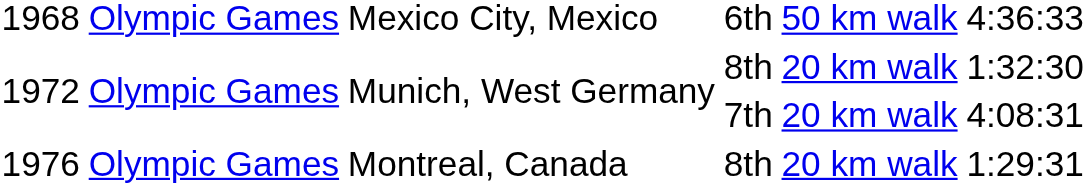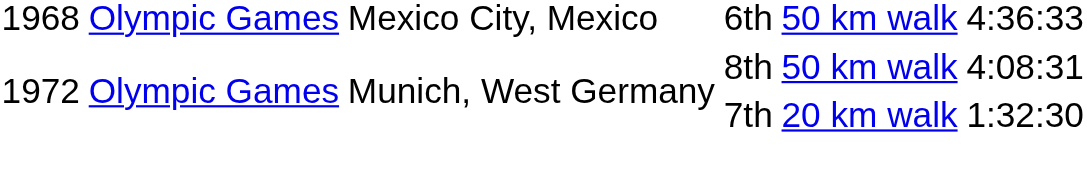(870, 67) 20 km walk -> (870, 67) 50 km walk
(1025, 67) 1:32:30 -> (1025, 67) 4:08:31
(1025, 115) 4:08:31 -> (1025, 115) 1:32:30
- row: (41, 164)
